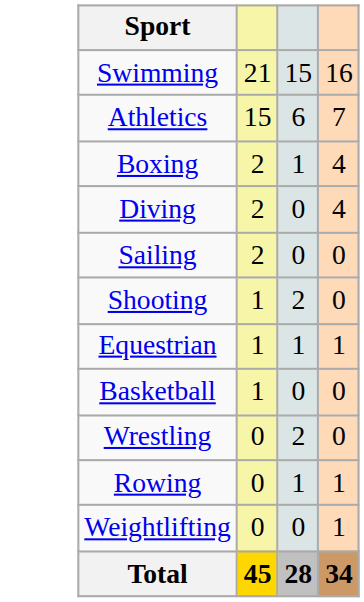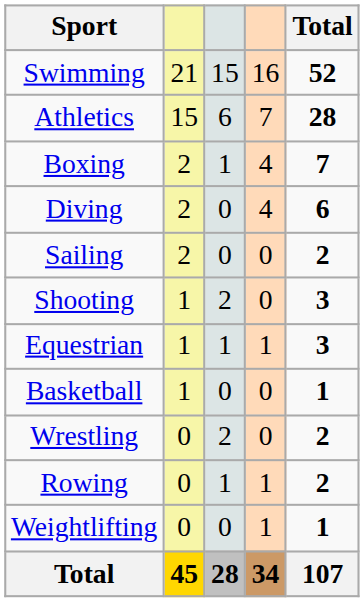+ column: (323, 26)
